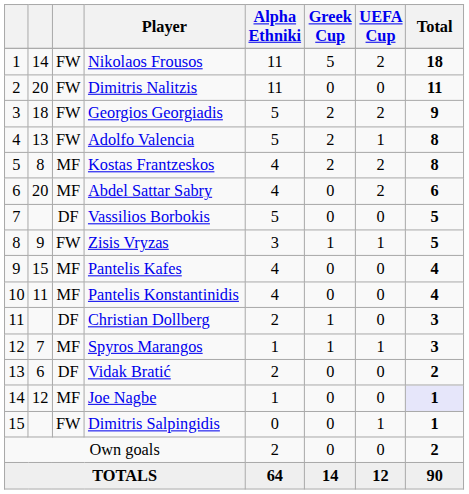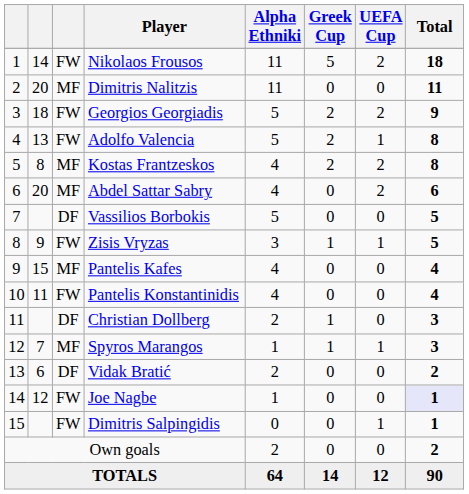(68, 87) FW -> (68, 87) MF
(68, 294) MF -> (68, 294) FW
(68, 398) MF -> (68, 398) FW
